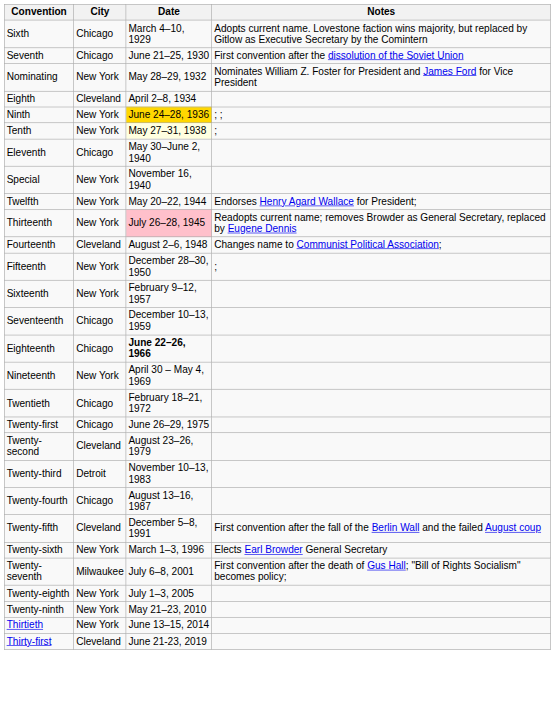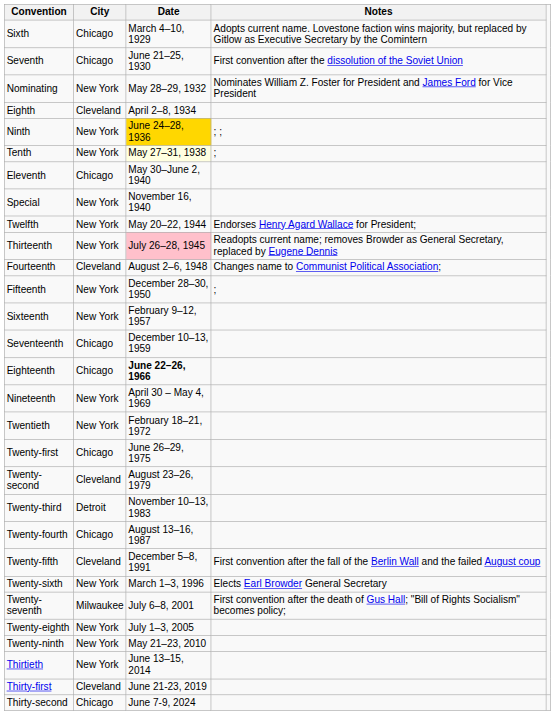(95, 403) Chicago -> (97, 426) New York
+ row: (37, 702)
